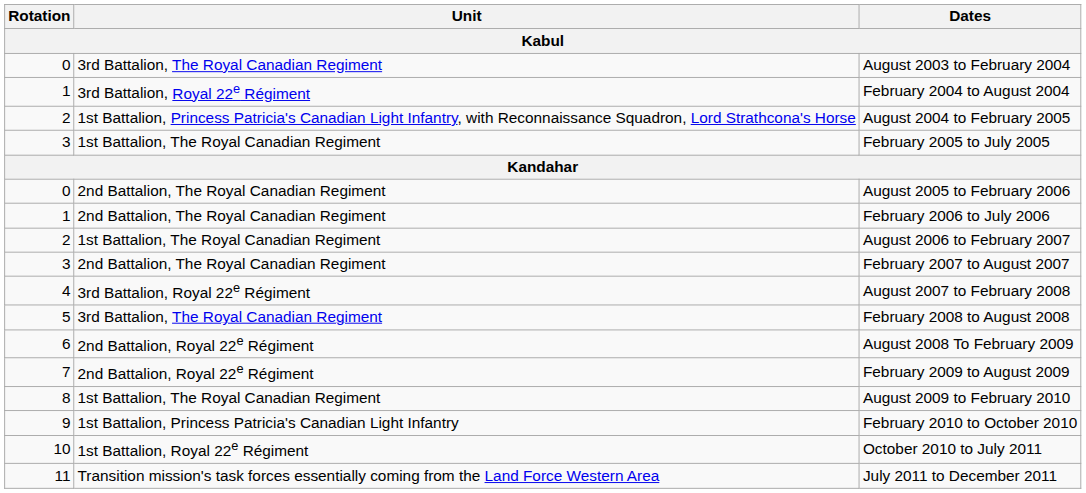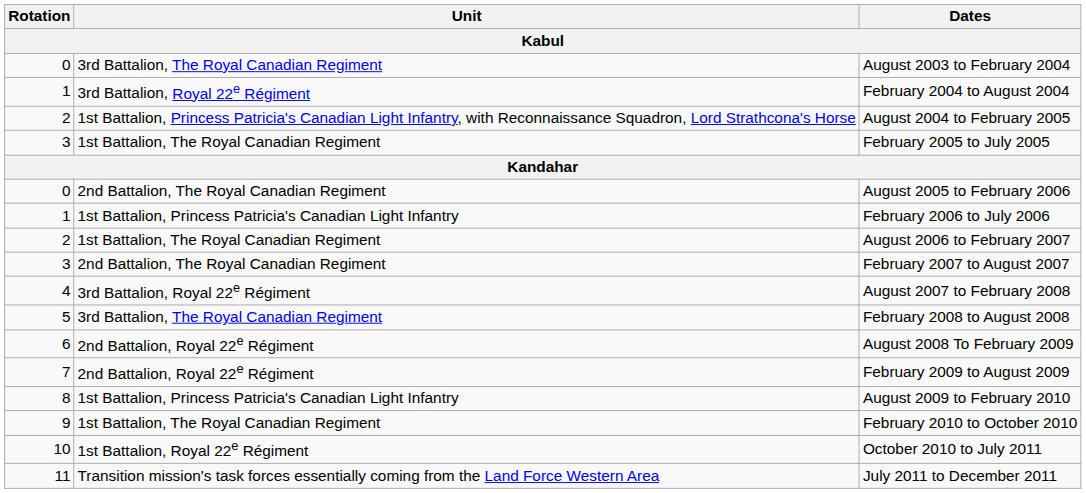(232, 215) 2nd Battalion, The Royal Canadian Regiment -> (268, 215) 1st Battalion, Princess Patricia's Canadian Light Infantry
(229, 398) 1st Battalion, The Royal Canadian Regiment -> (268, 398) 1st Battalion, Princess Patricia's Canadian Light Infantry
(268, 423) 1st Battalion, Princess Patricia's Canadian Light Infantry -> (229, 423) 1st Battalion, The Royal Canadian Regiment
